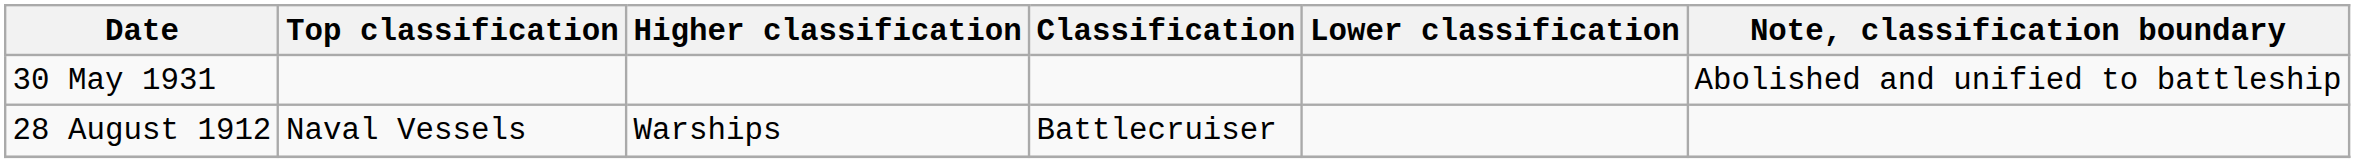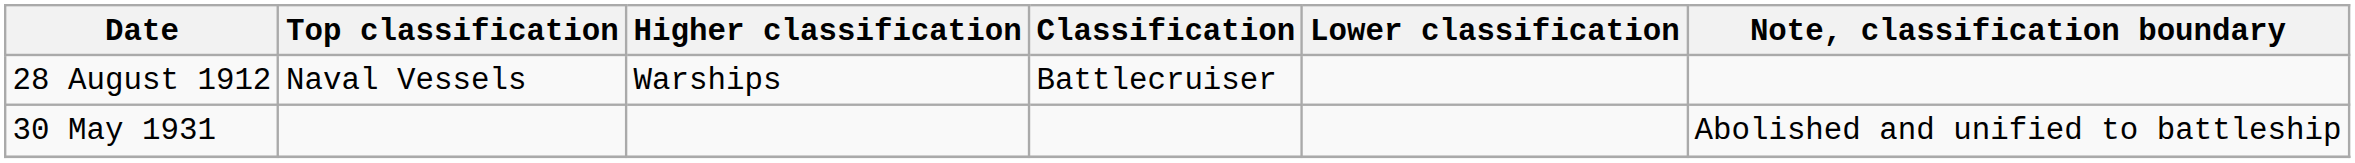rows swapped: (142, 131) <-> (114, 81)
